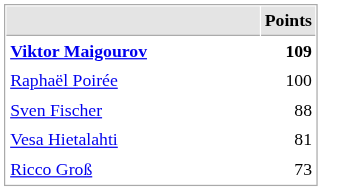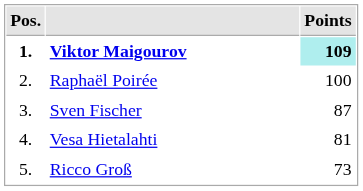+ column: (26, 20)
(299, 51) no background -> (338, 51) paleturquoise background
(303, 110) 88 -> (343, 110) 87
